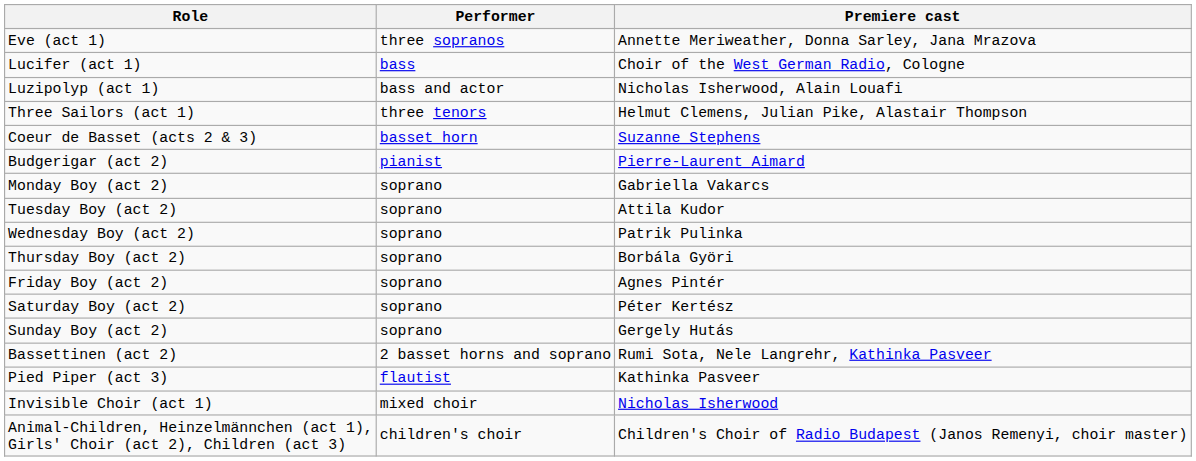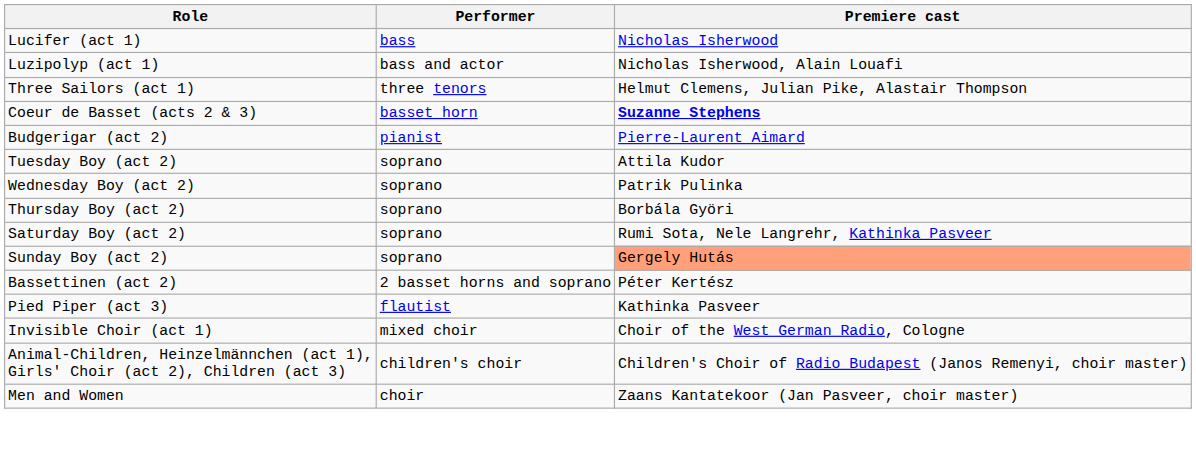- row: (57, 41)
(792, 65) Choir of the West German Radio, Cologne -> (698, 41) Nicholas Isherwood
(689, 137) normal -> (689, 113) bold
- row: (88, 186)
- row: (88, 282)
(676, 306) Péter Kertész -> (805, 234) Rumi Sota, Nele Langrehr, Kathinka Pasveer
(676, 331) no background -> (676, 258) lightsalmon background
(805, 355) Rumi Sota, Nele Langrehr, Kathinka Pasveer -> (676, 282) Péter Kertész
(698, 403) Nicholas Isherwood -> (792, 331) Choir of the West German Radio, Cologne
+ row: (66, 396)
